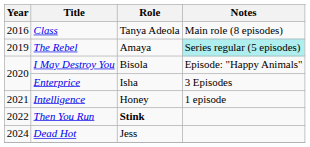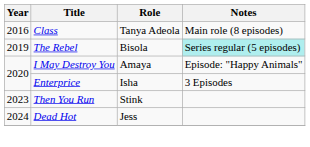(135, 47) Amaya -> (134, 47) Bisola
(134, 64) Bisola -> (135, 64) Amaya
- row: (59, 99)
(18, 116) 2022 -> (18, 99) 2023
(132, 116) bold -> (131, 99) normal
